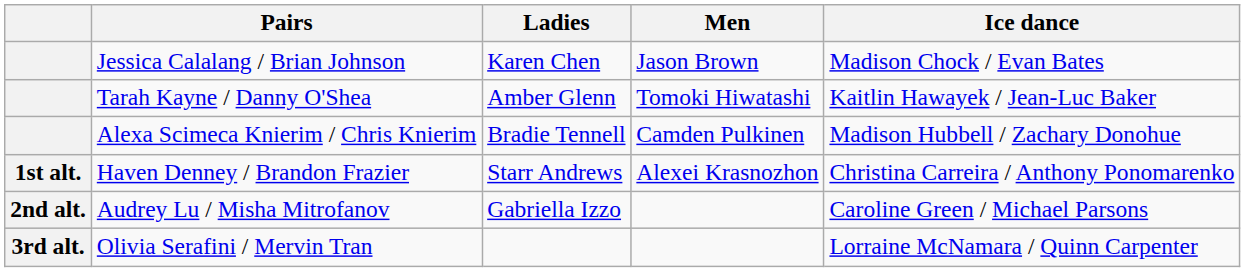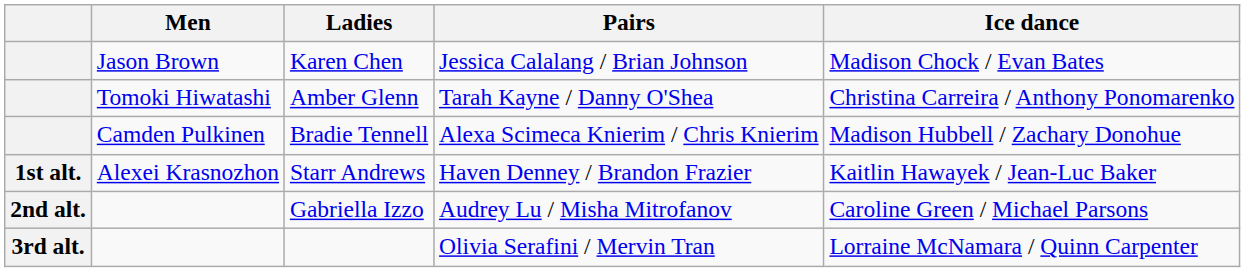columns swapped: (727, 23) <-> (287, 23)
(993, 97) Kaitlin Hawayek / Jean-Luc Baker -> (1032, 97) Christina Carreira / Anthony Ponomarenko
(1032, 172) Christina Carreira / Anthony Ponomarenko -> (993, 172) Kaitlin Hawayek / Jean-Luc Baker
